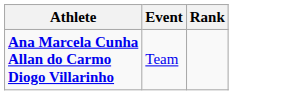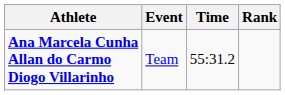+ column: (212, 17)
